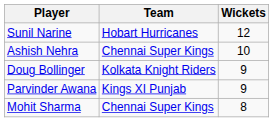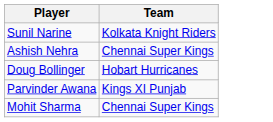- column: (243, 13)
(150, 32) Hobart Hurricanes -> (159, 32) Kolkata Knight Riders
(159, 70) Kolkata Knight Riders -> (150, 70) Hobart Hurricanes
